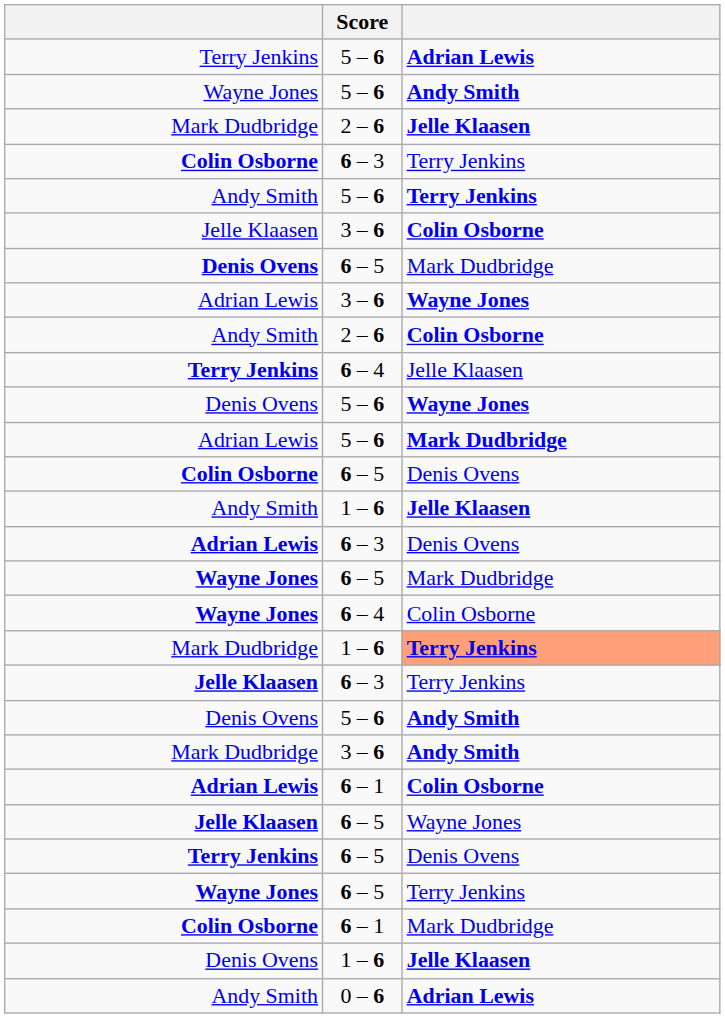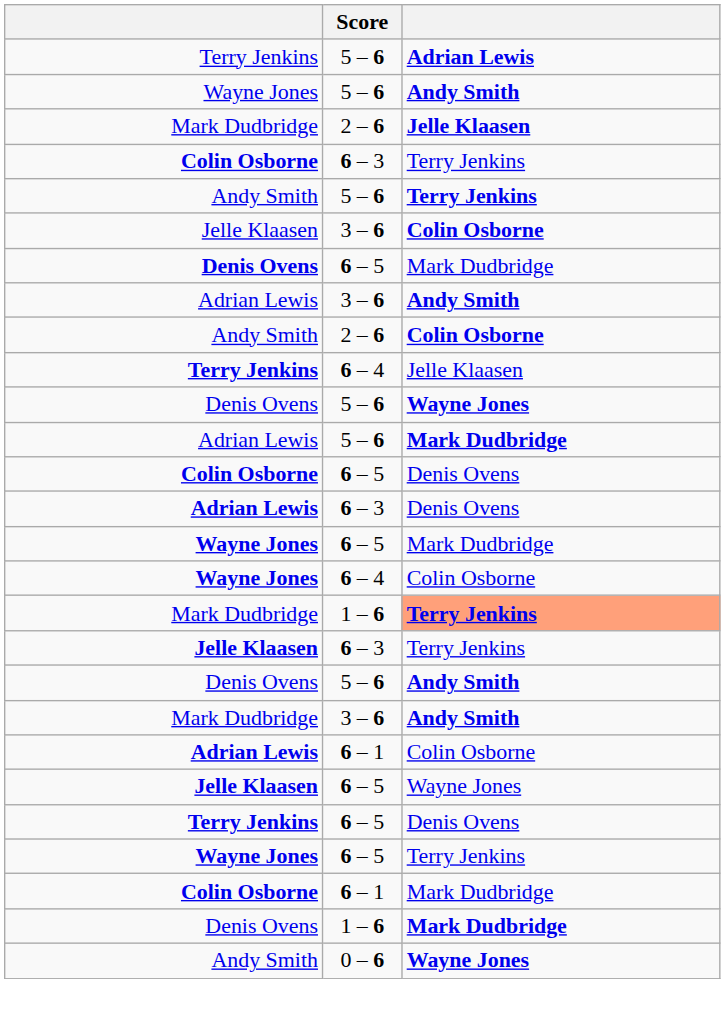(468, 299) Wayne Jones -> (463, 299) Andy Smith
- row: (265, 508)
(475, 786) bold -> (471, 751) normal
(468, 960) Jelle Klaasen -> (487, 925) Mark Dudbridge
(470, 995) Adrian Lewis -> (468, 960) Wayne Jones
